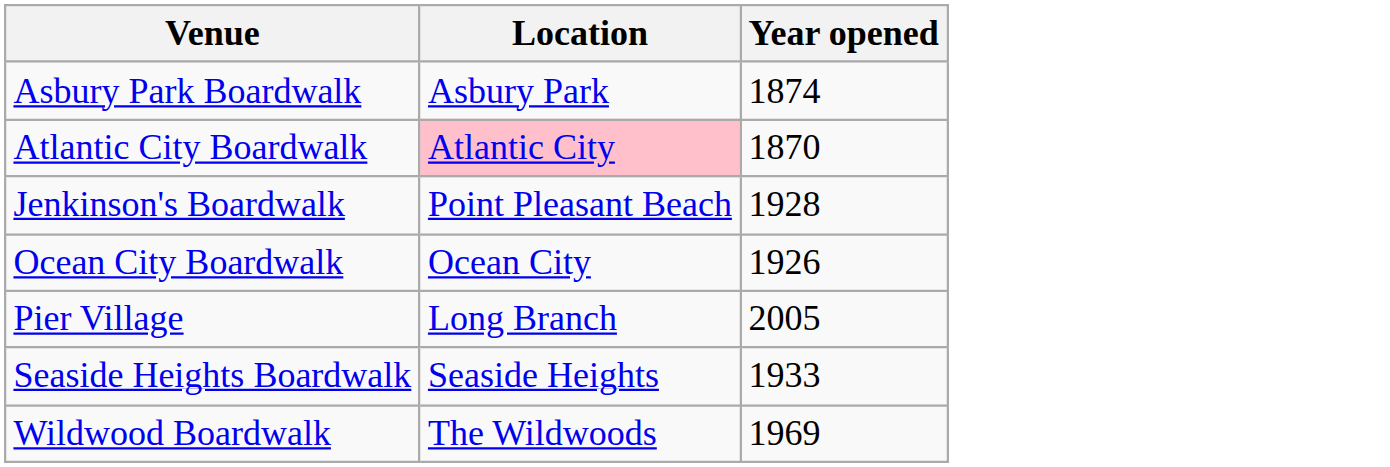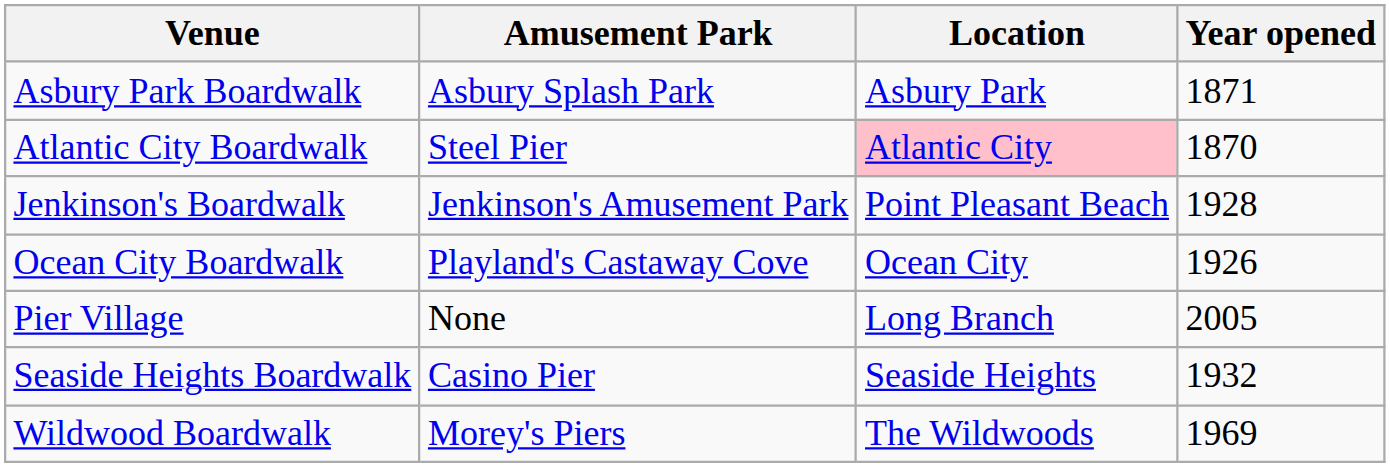+ column: (638, 33)
(785, 90) 1874 -> (1222, 90) 1871
(785, 375) 1933 -> (1222, 375) 1932
